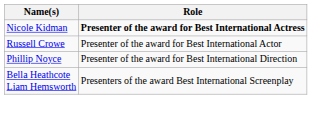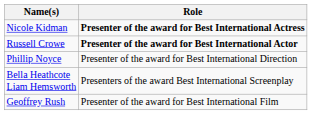(181, 43) normal -> (189, 43) bold
+ row: (36, 102)
